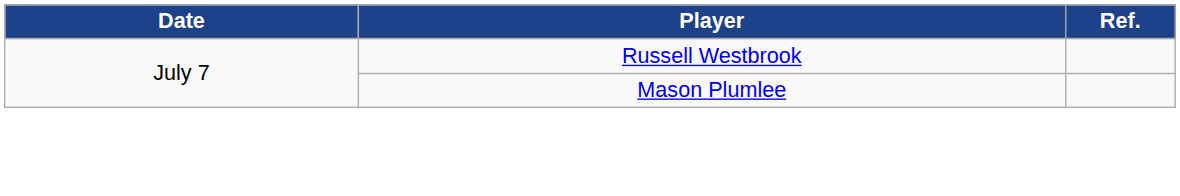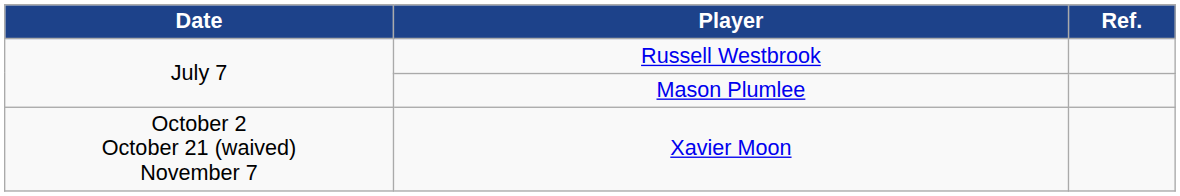+ row: (731, 148)
